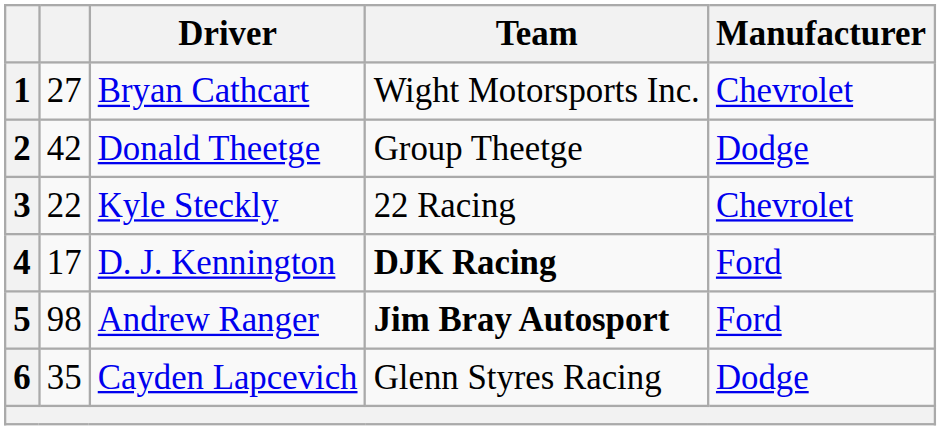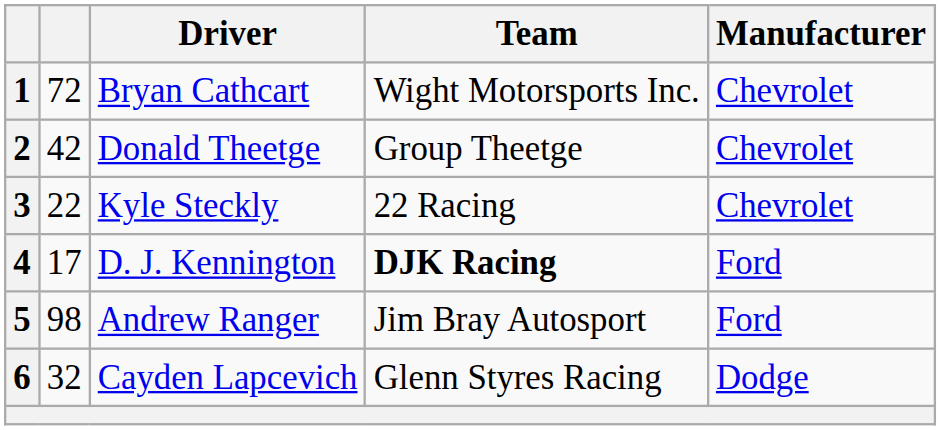(64, 90) 27 -> (64, 90) 72
(762, 148) Dodge -> (785, 148) Chevrolet
(522, 320) bold -> (510, 320) normal
(64, 377) 35 -> (64, 377) 32
